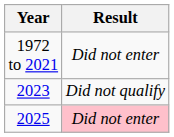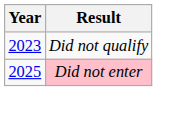- row: (33, 55)
